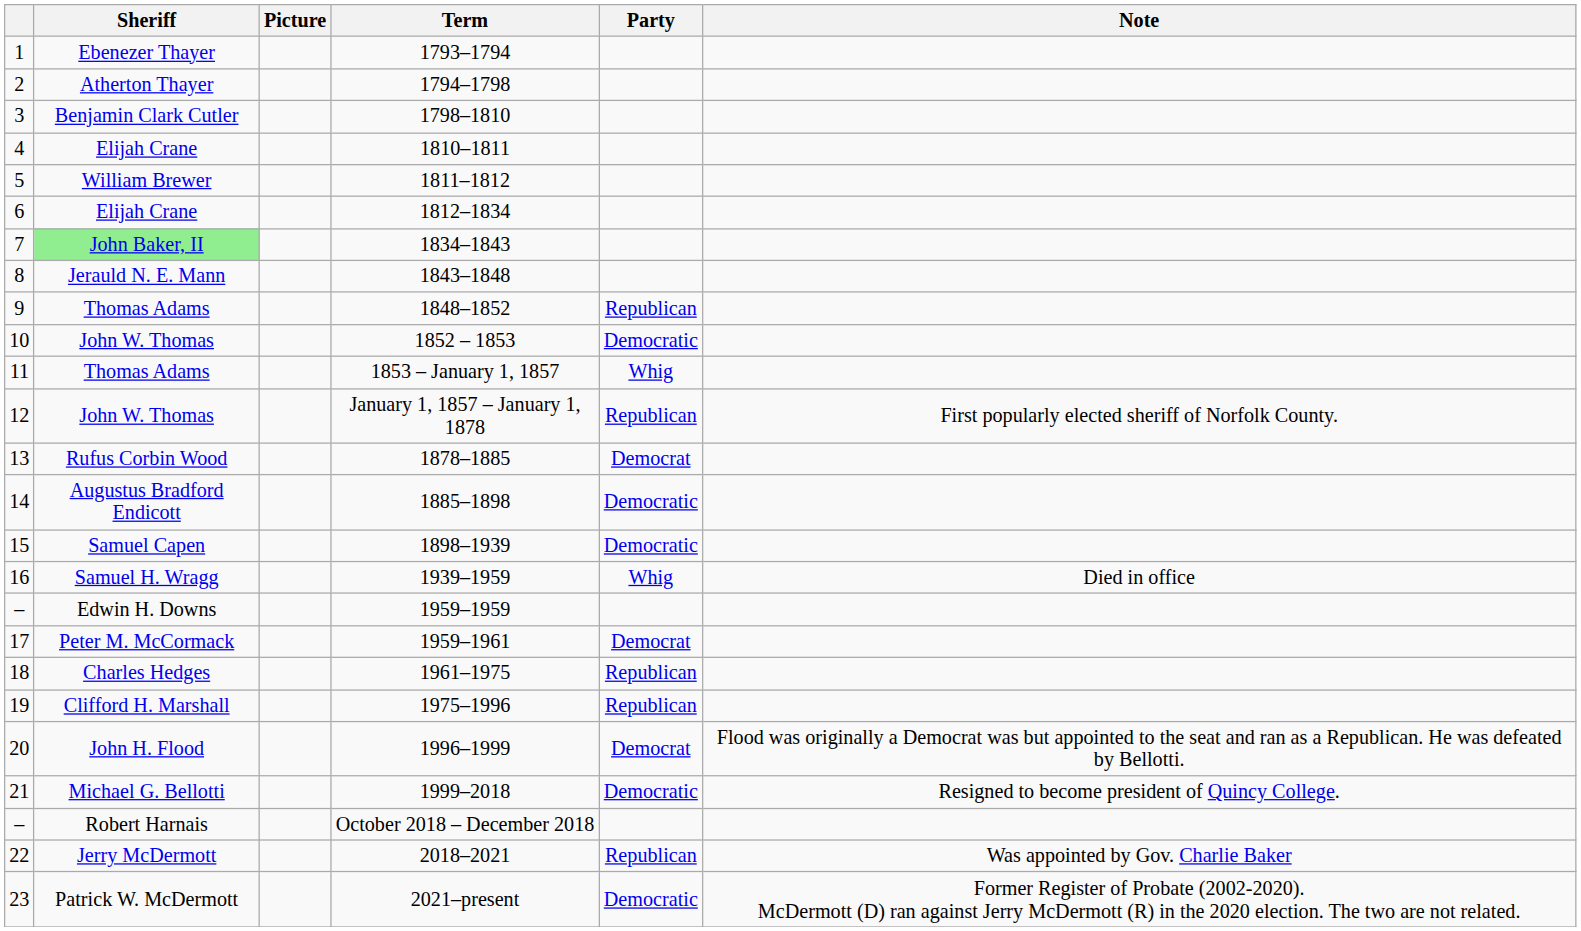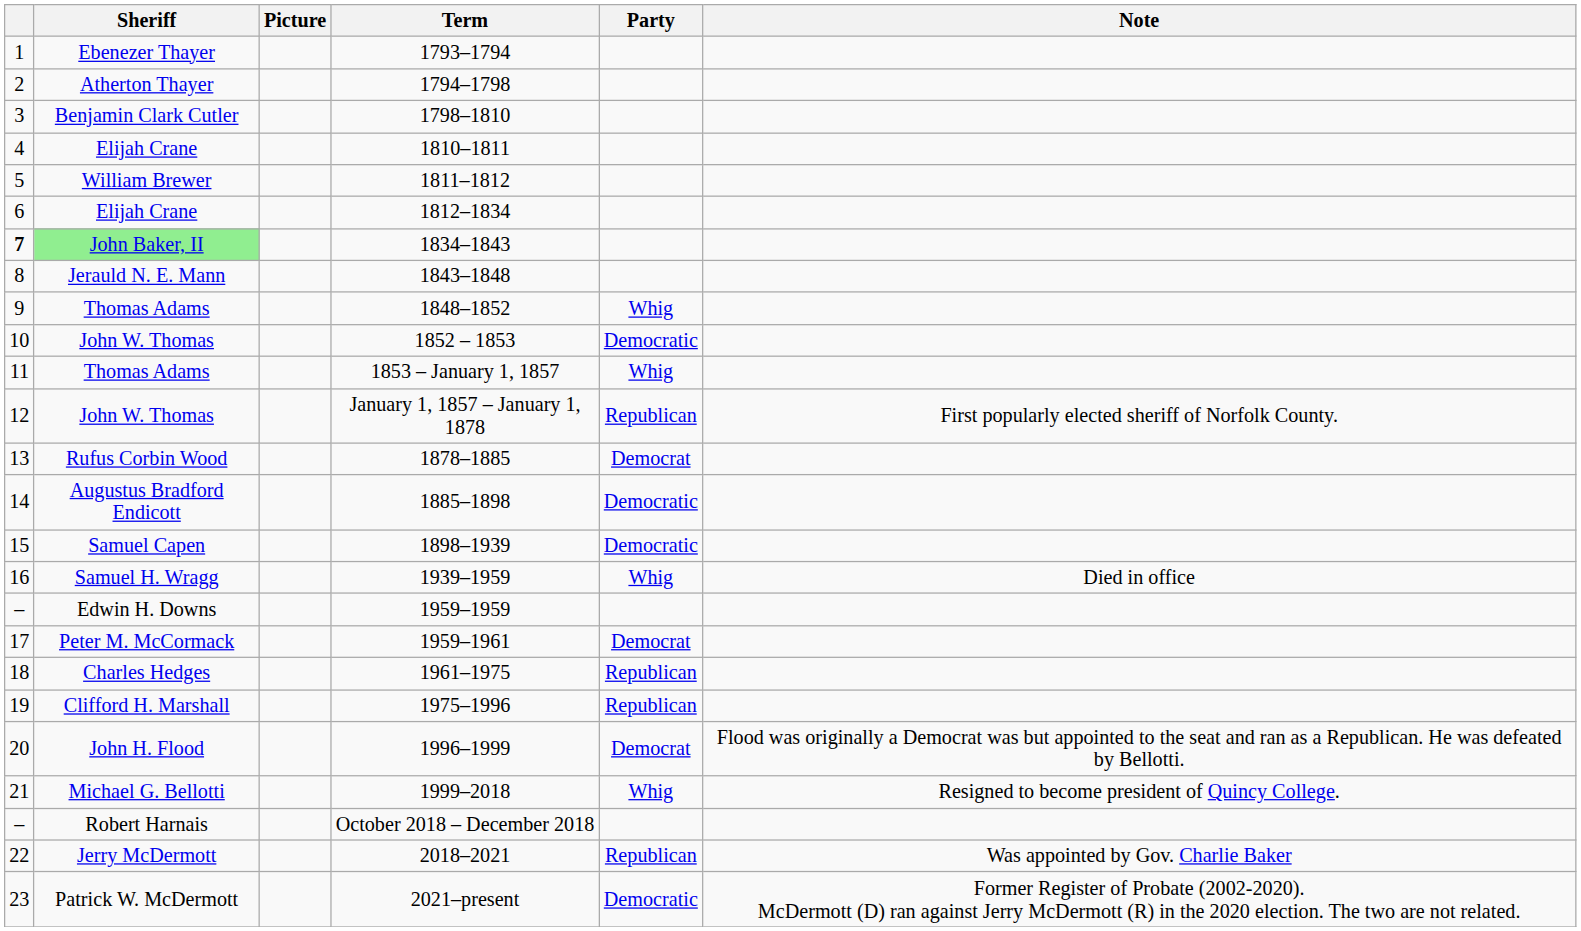(19, 244) normal -> (19, 244) bold
(651, 308) Republican -> (651, 308) Whig
(651, 791) Democratic -> (651, 791) Whig
